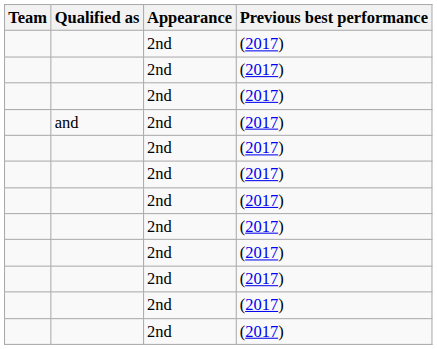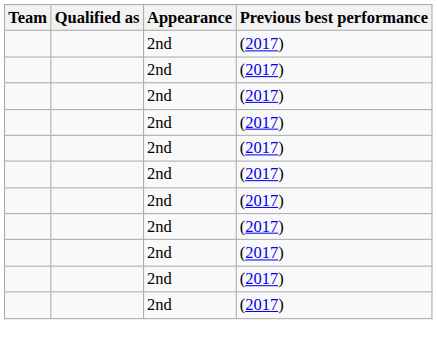- row: (28, 122)
